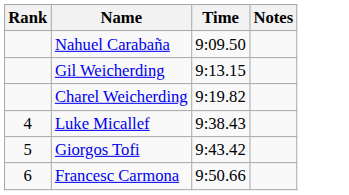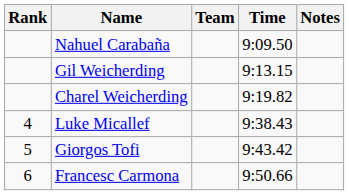+ column: (215, 17)
